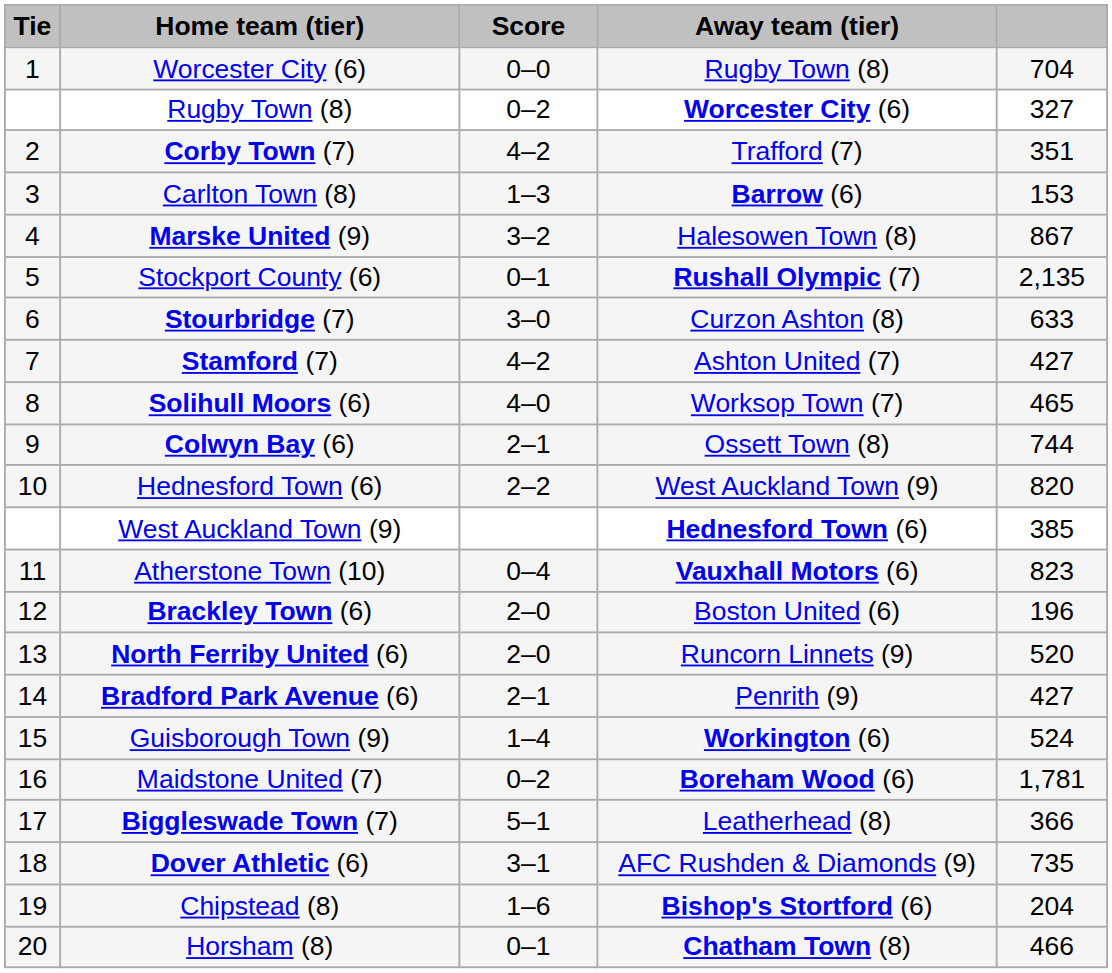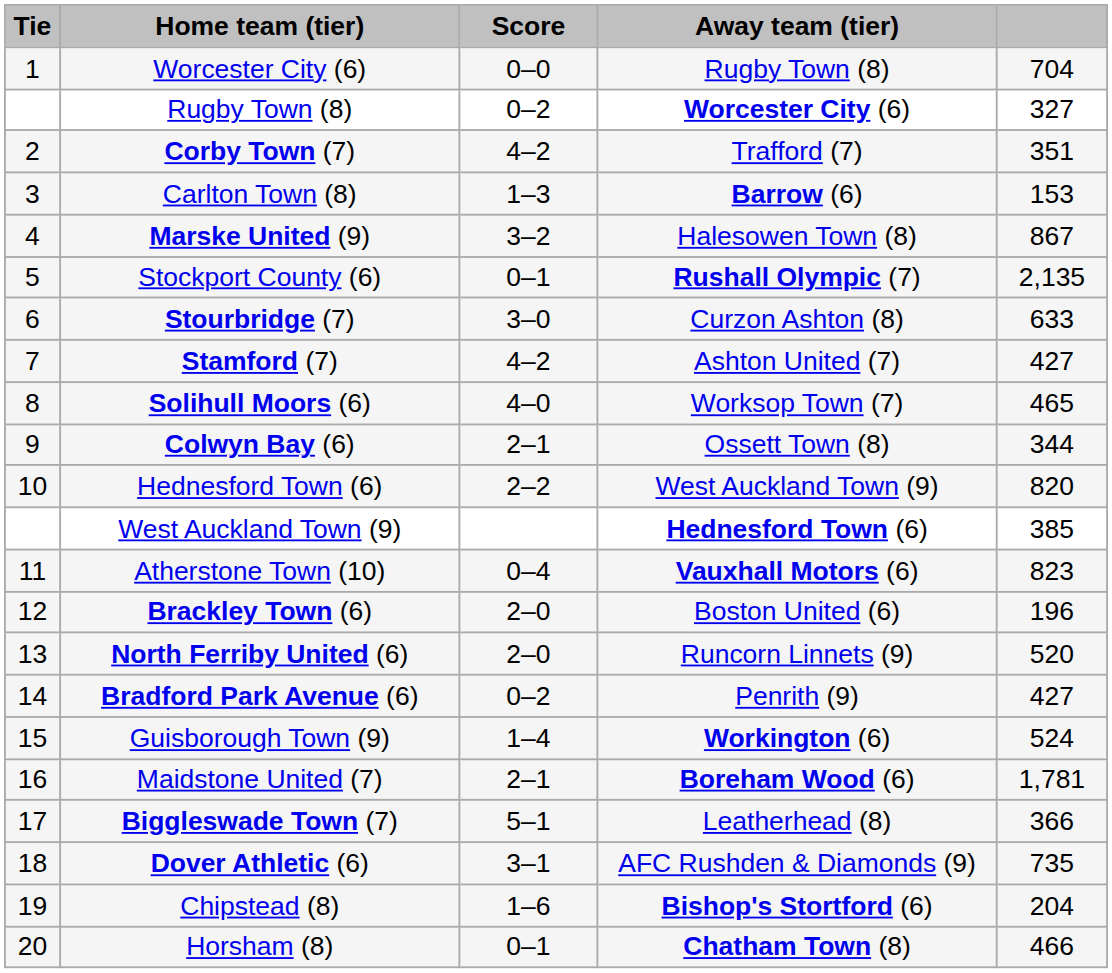(1052, 445) 744 -> (1052, 445) 344
(528, 696) 2–1 -> (528, 696) 0–2
(528, 780) 0–2 -> (528, 780) 2–1
